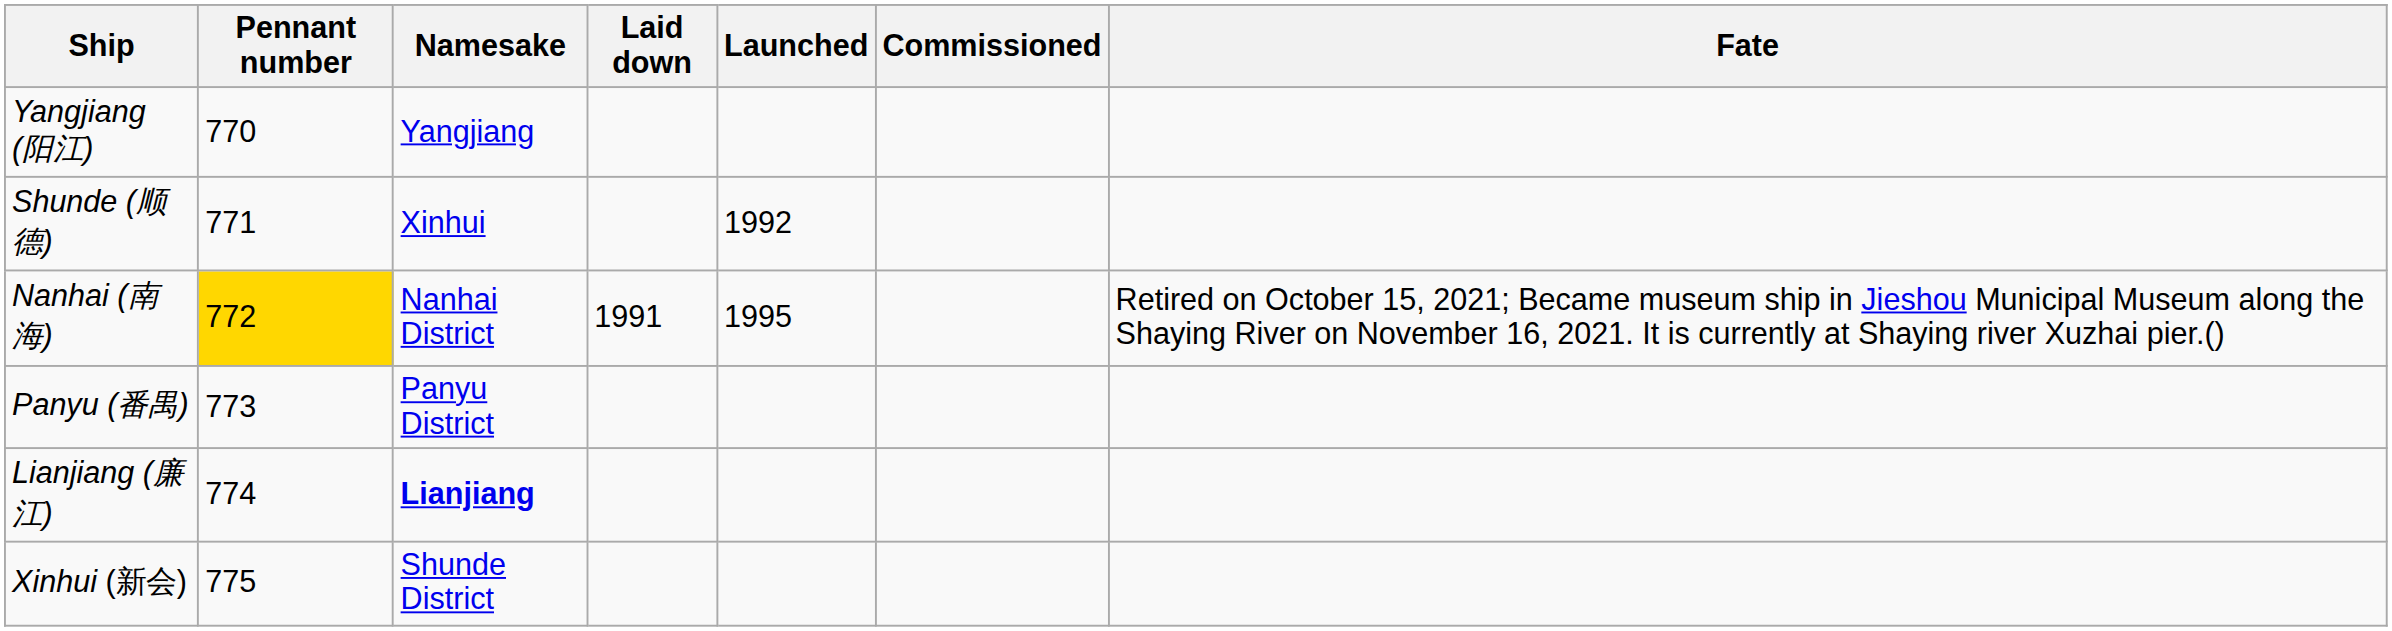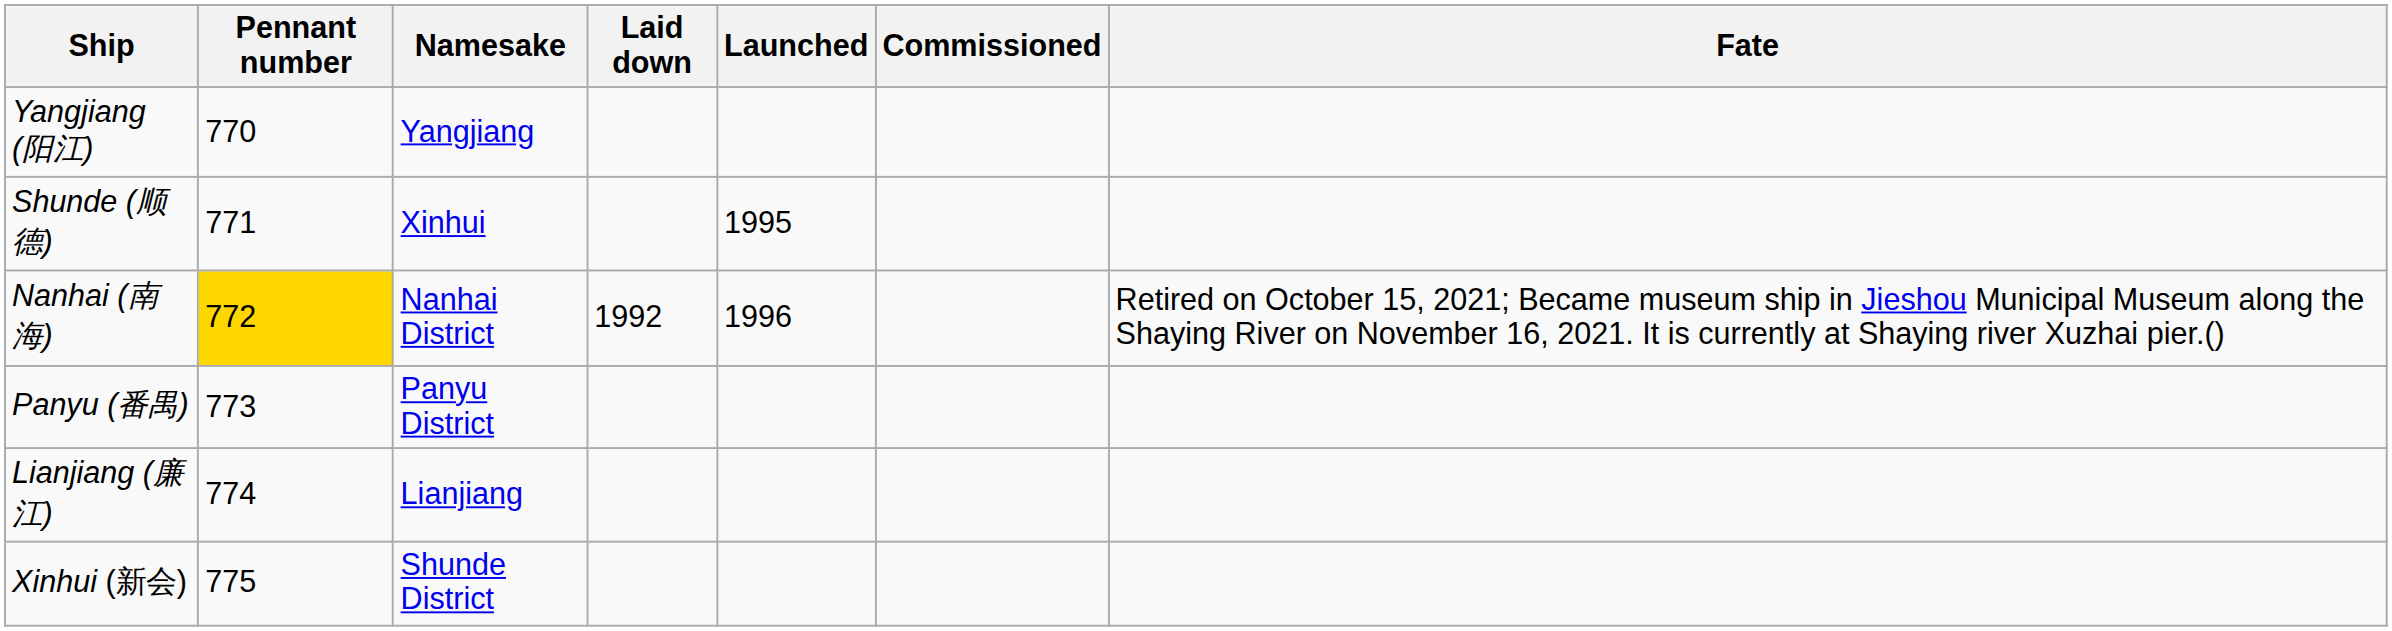(758, 223) 1992 -> (758, 223) 1995
(628, 317) 1991 -> (628, 317) 1992
(758, 317) 1995 -> (758, 317) 1996
(468, 494) bold -> (462, 494) normal
